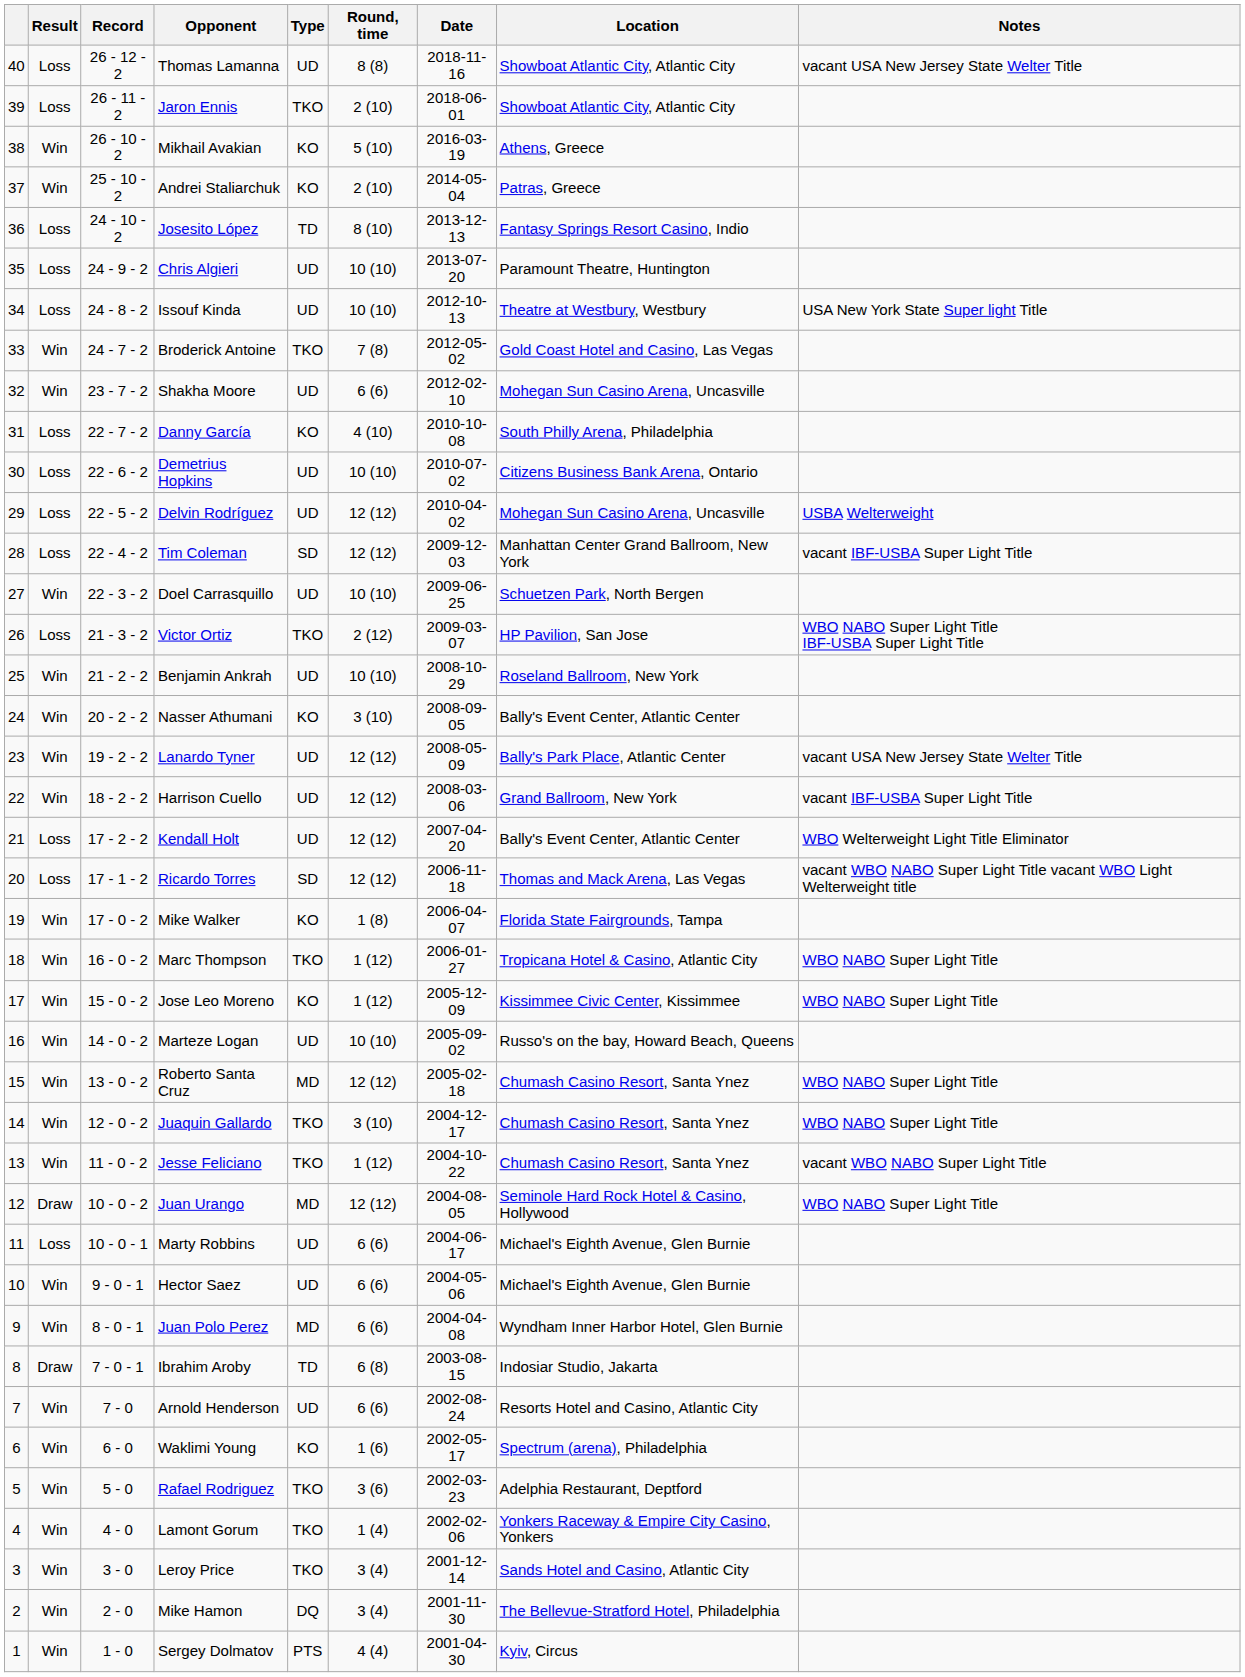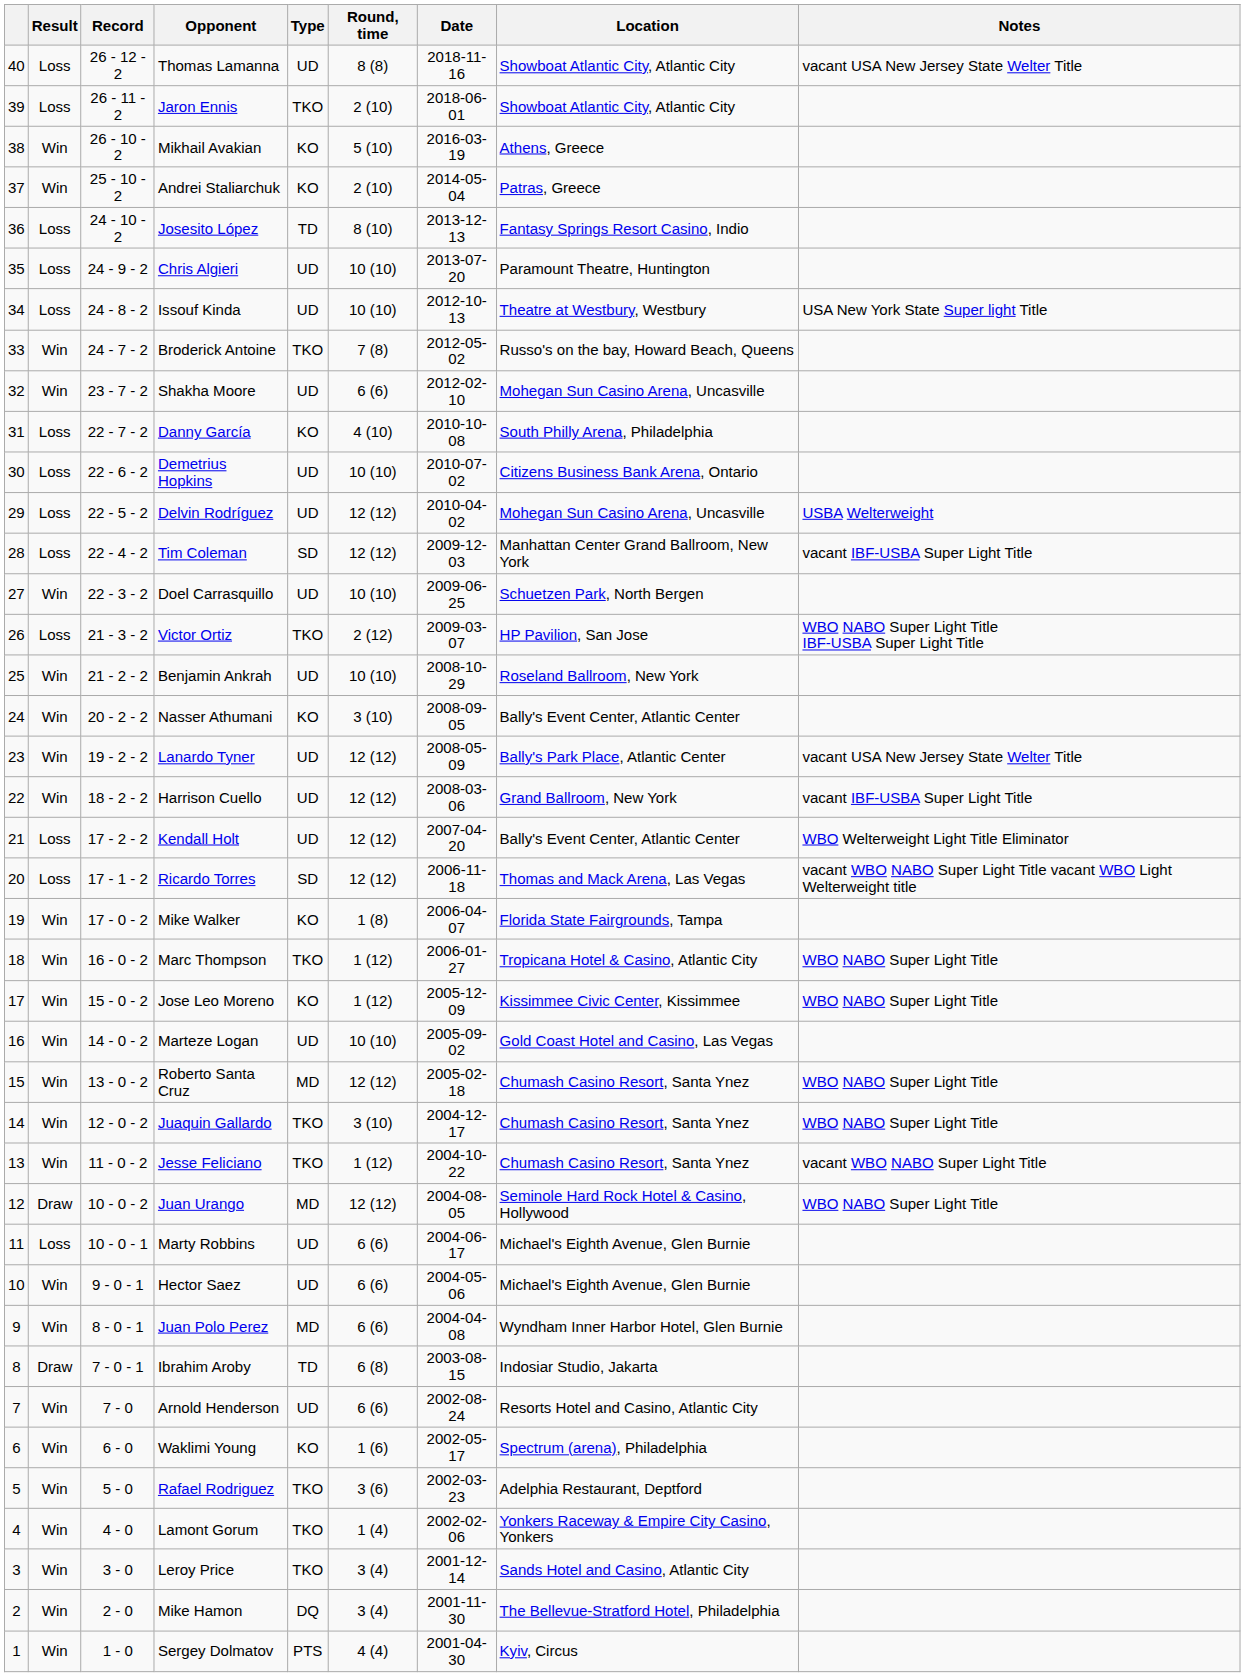(636, 350) Gold Coast Hotel and Casino, Las Vegas -> (647, 350) Russo's on the bay, Howard Beach, Queens
(647, 1041) Russo's on the bay, Howard Beach, Queens -> (636, 1041) Gold Coast Hotel and Casino, Las Vegas
